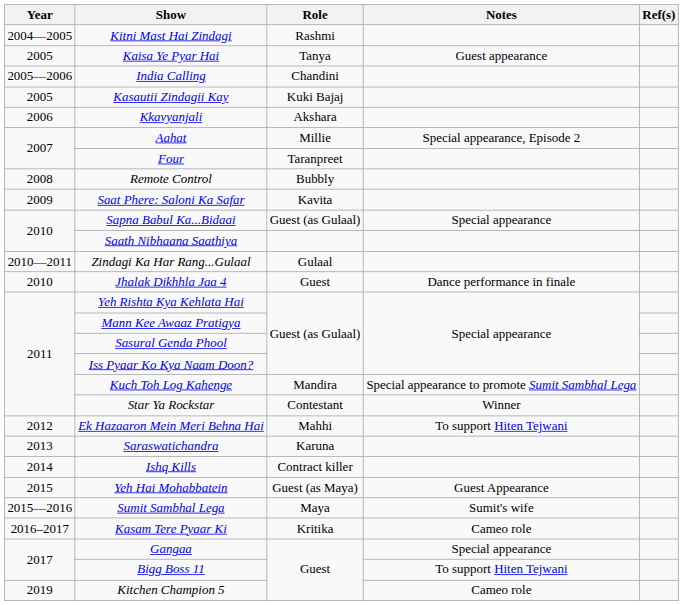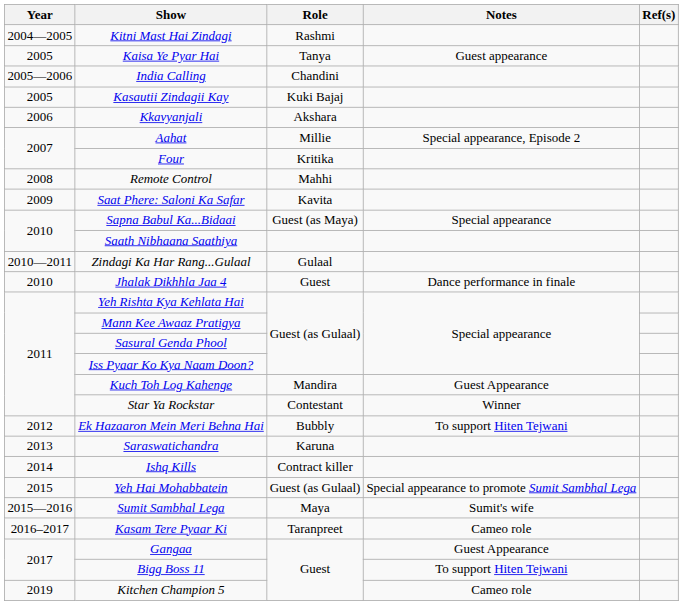(315, 158) Taranpreet -> (315, 158) Kritika
(315, 179) Bubbly -> (315, 179) Mahhi
(315, 220) Guest (as Gulaal) -> (315, 220) Guest (as Maya)
(501, 384) Special appearance to promote Sumit Sambhal Lega -> (501, 384) Guest Appearance
(315, 425) Mahhi -> (315, 425) Bubbly
(315, 487) Guest (as Maya) -> (315, 487) Guest (as Gulaal)
(501, 487) Guest Appearance -> (501, 487) Special appearance to promote Sumit Sambhal Lega
(315, 528) Kritika -> (315, 528) Taranpreet
(501, 549) Special appearance -> (501, 549) Guest Appearance
